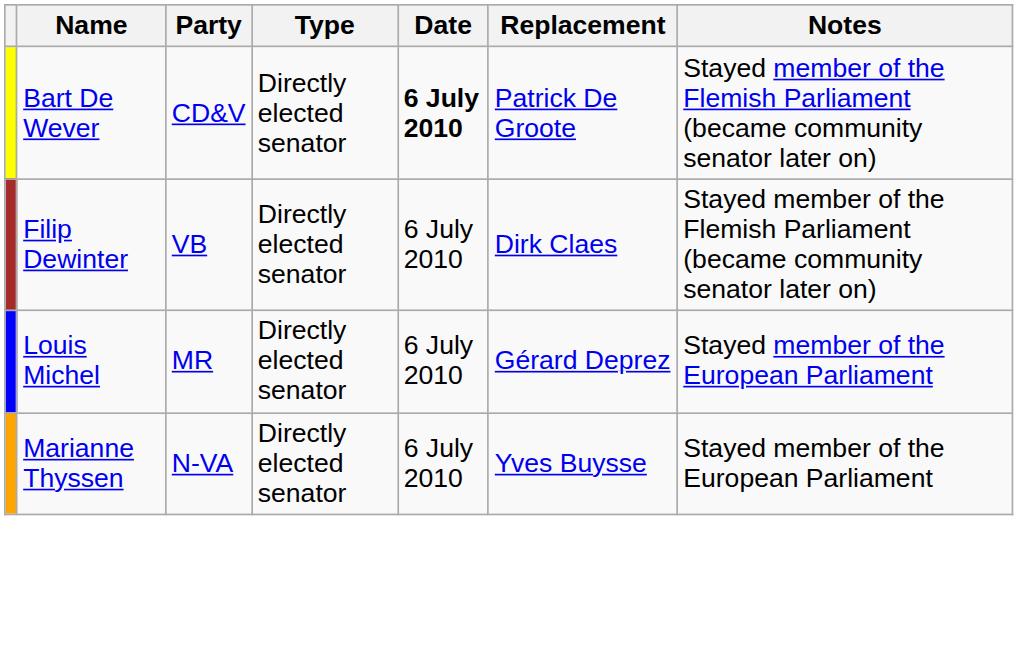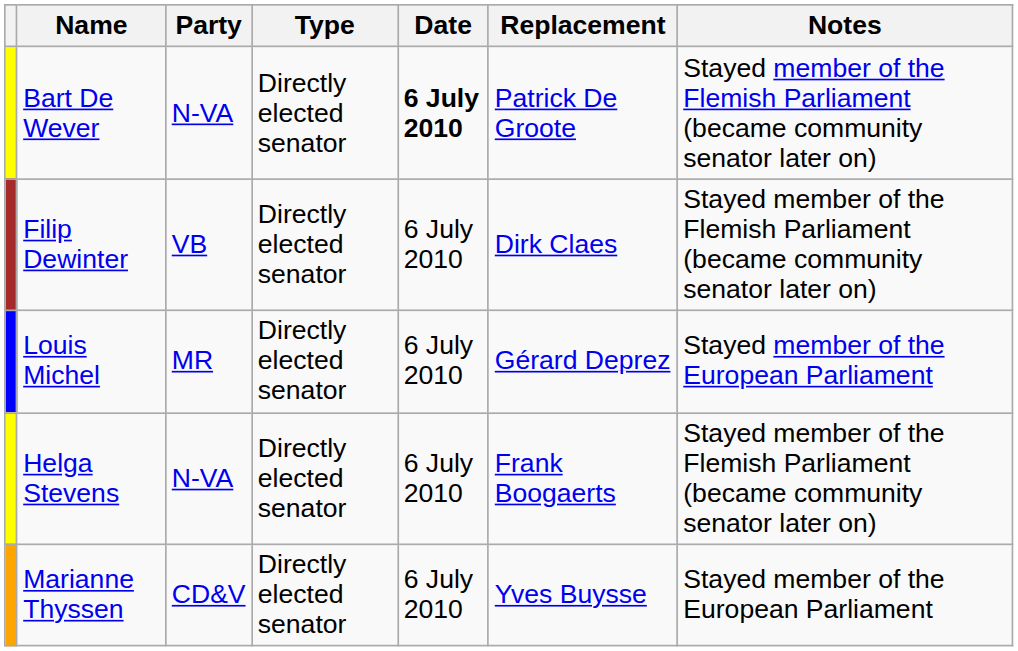(209, 112) CD&V -> (203, 112) N-VA
+ row: (71, 477)
(203, 462) N-VA -> (209, 594) CD&V
